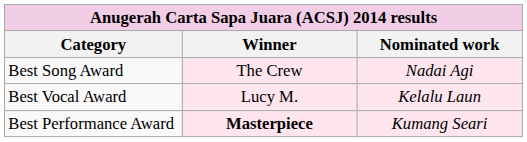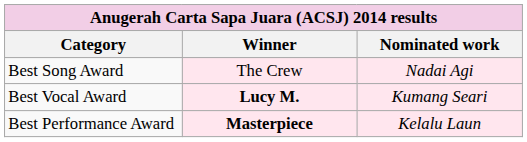(269, 96) normal -> (269, 96) bold
(440, 96) Kelalu Laun -> (440, 96) Kumang Seari
(440, 123) Kumang Seari -> (440, 123) Kelalu Laun
